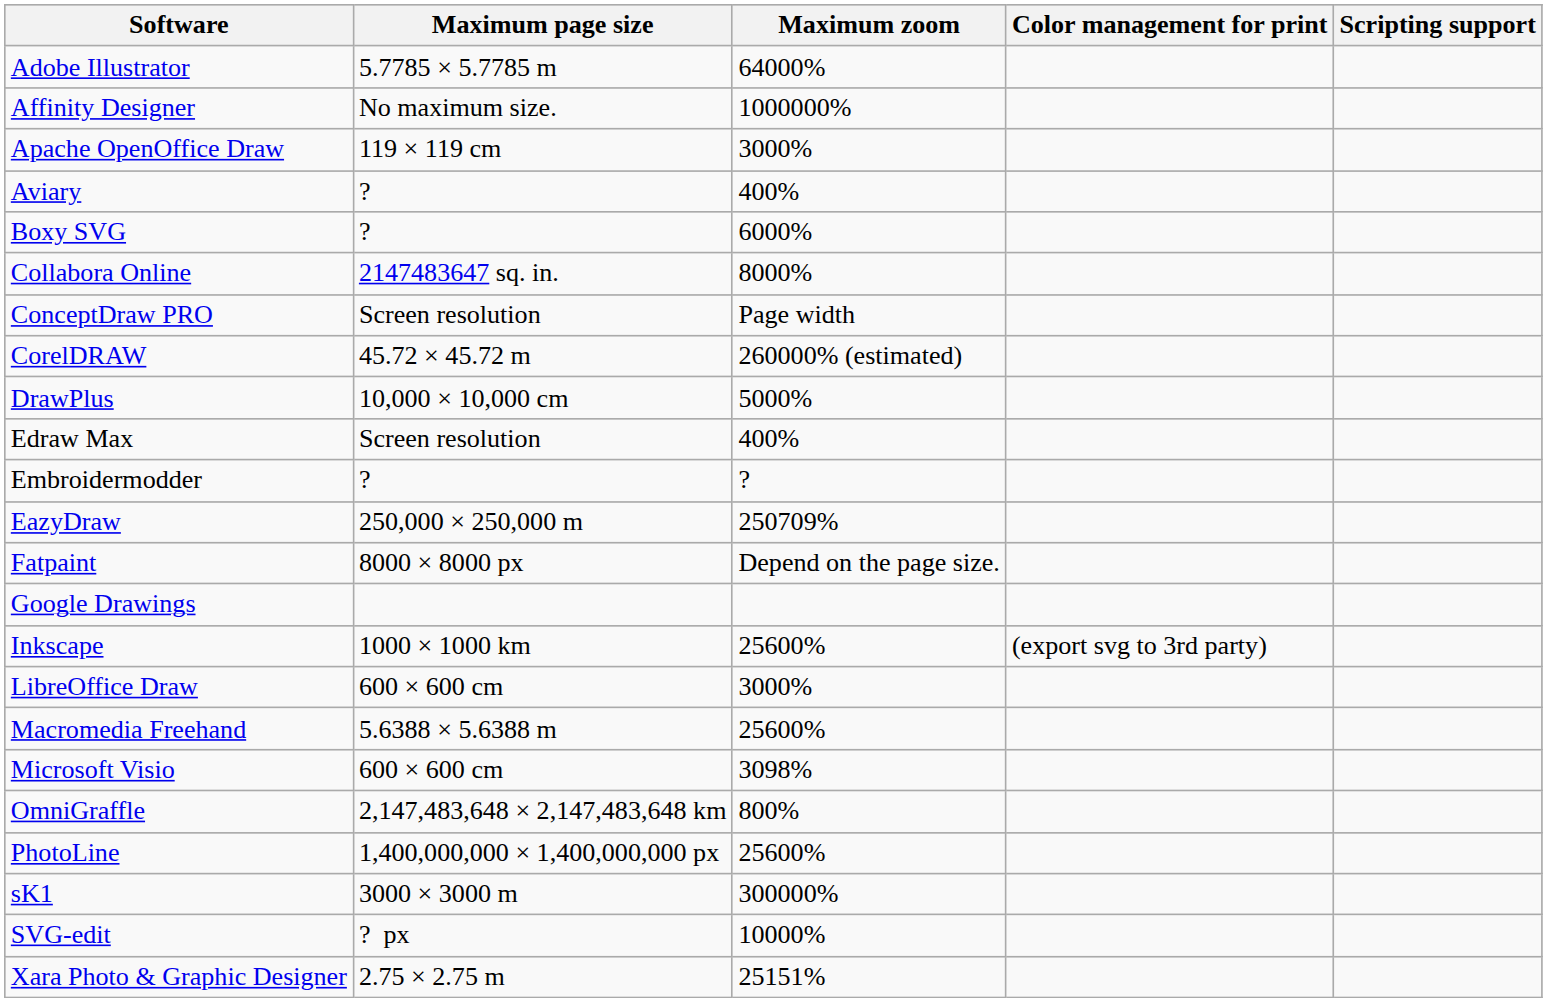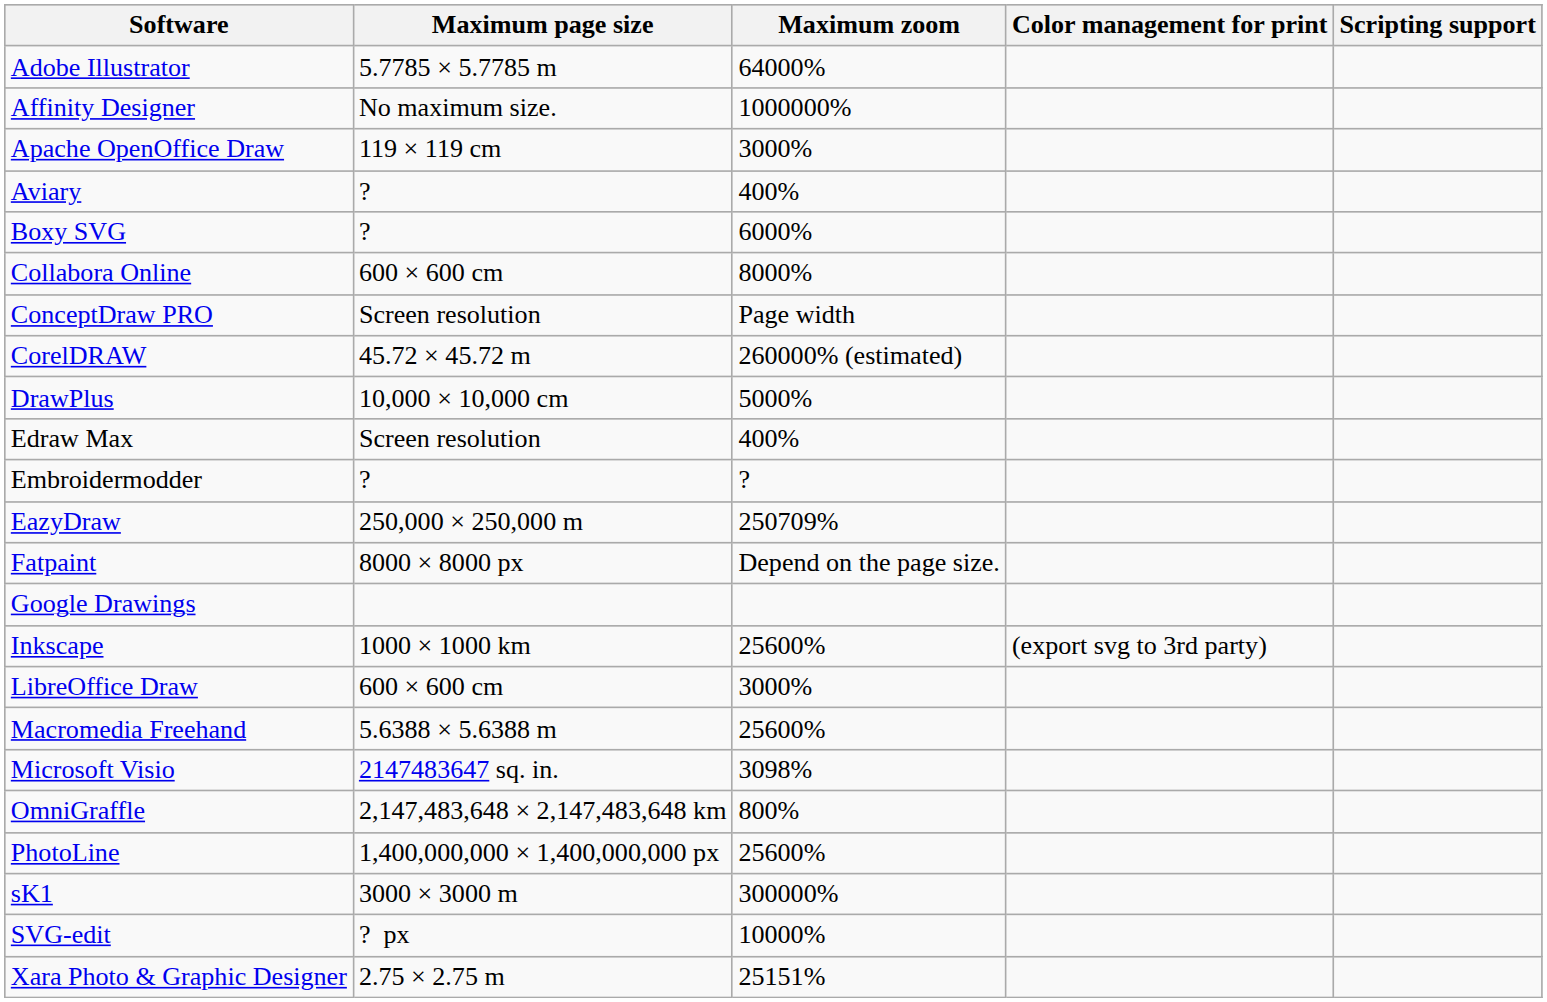(459, 273) 2147483647 sq. in. -> (431, 273) 600 × 600 cm
(431, 769) 600 × 600 cm -> (459, 769) 2147483647 sq. in.
